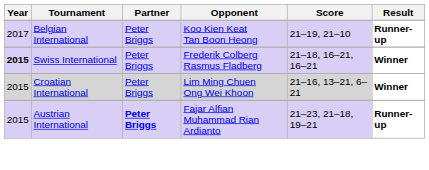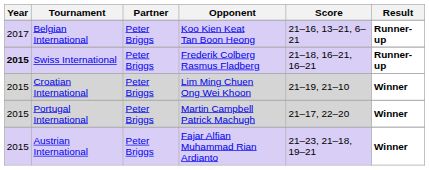(320, 34) 21–19, 21–10 -> (327, 34) 21–16, 13–21, 6–21
(391, 61) Winner -> (393, 61) Runner-up
(328, 87) 21–16, 13–21, 6–21 -> (319, 87) 21–19, 21–10
+ row: (61, 114)
(141, 120) bold -> (140, 146) normal
(393, 120) Runner-up -> (391, 146) Winner
